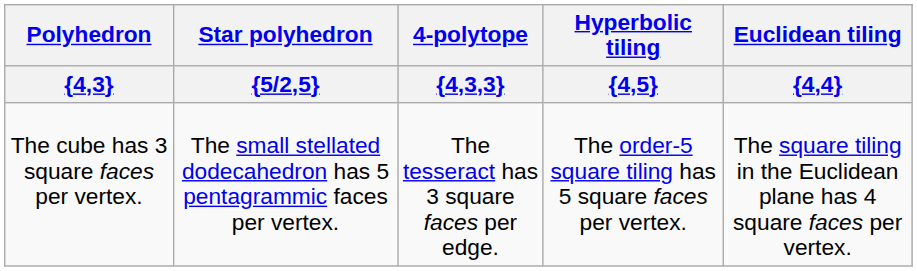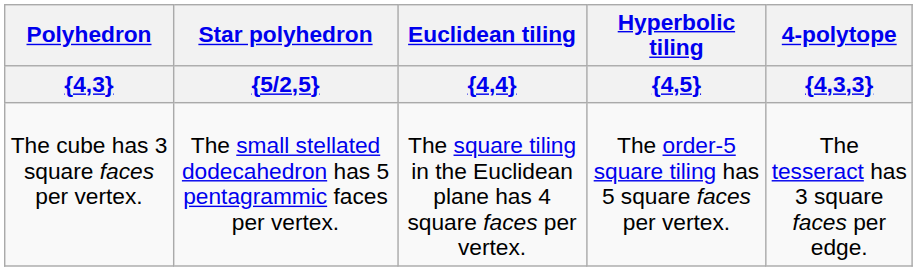columns swapped: (818, 84) <-> (470, 84)
